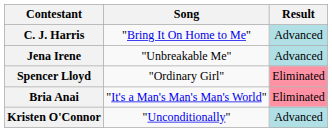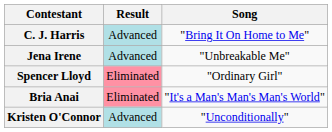columns swapped: (186, 14) <-> (298, 14)
